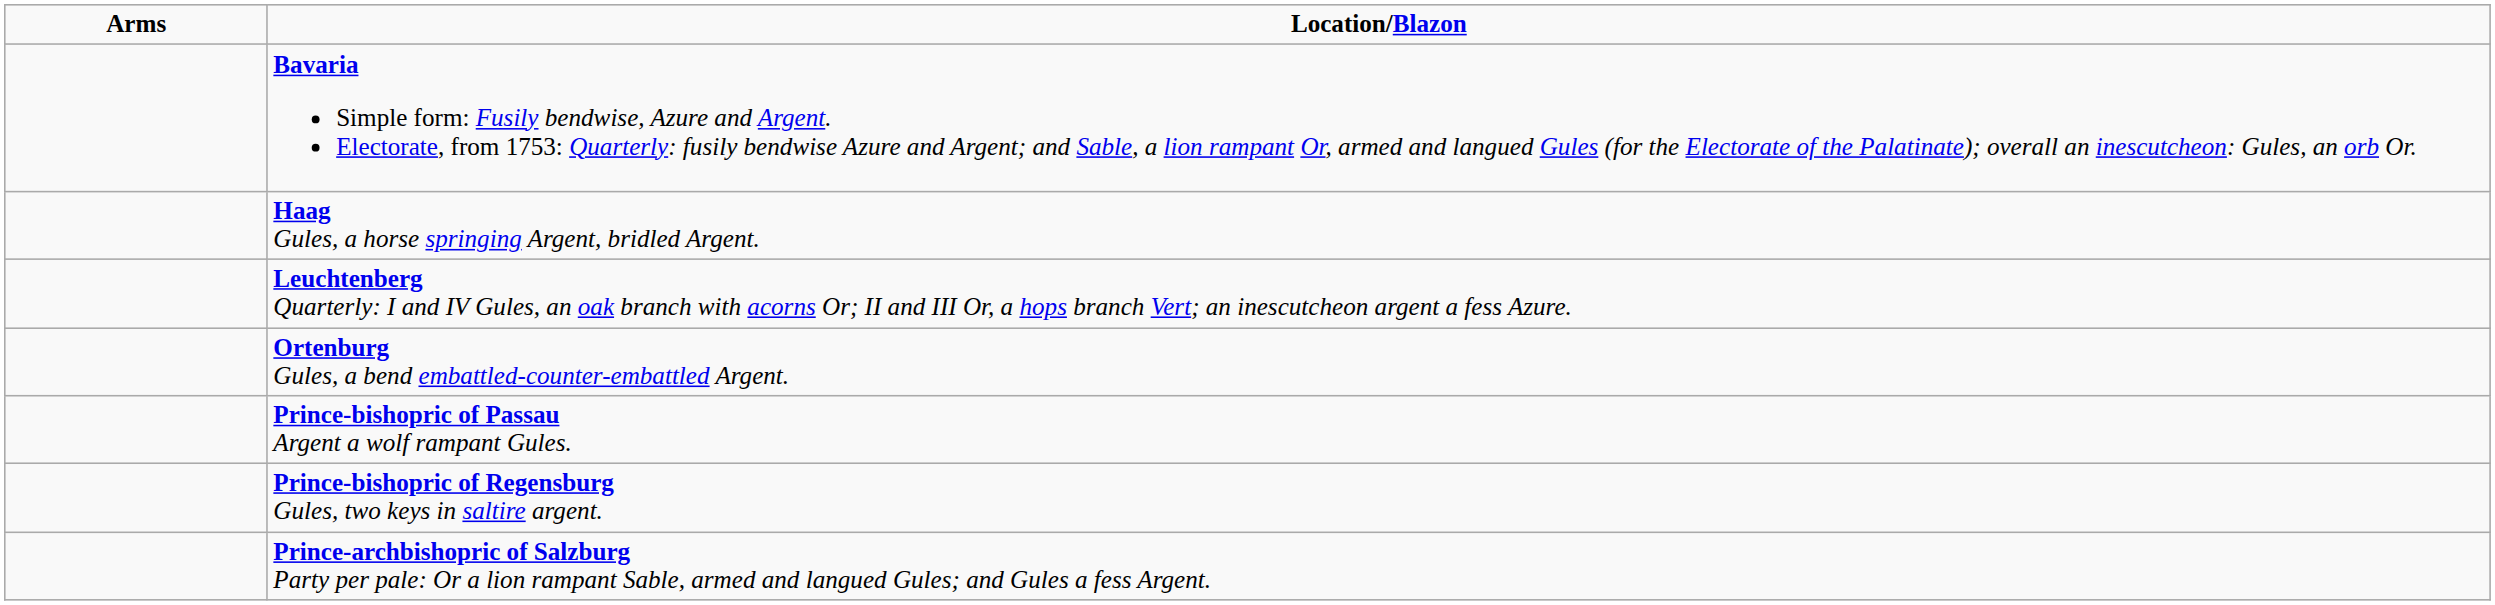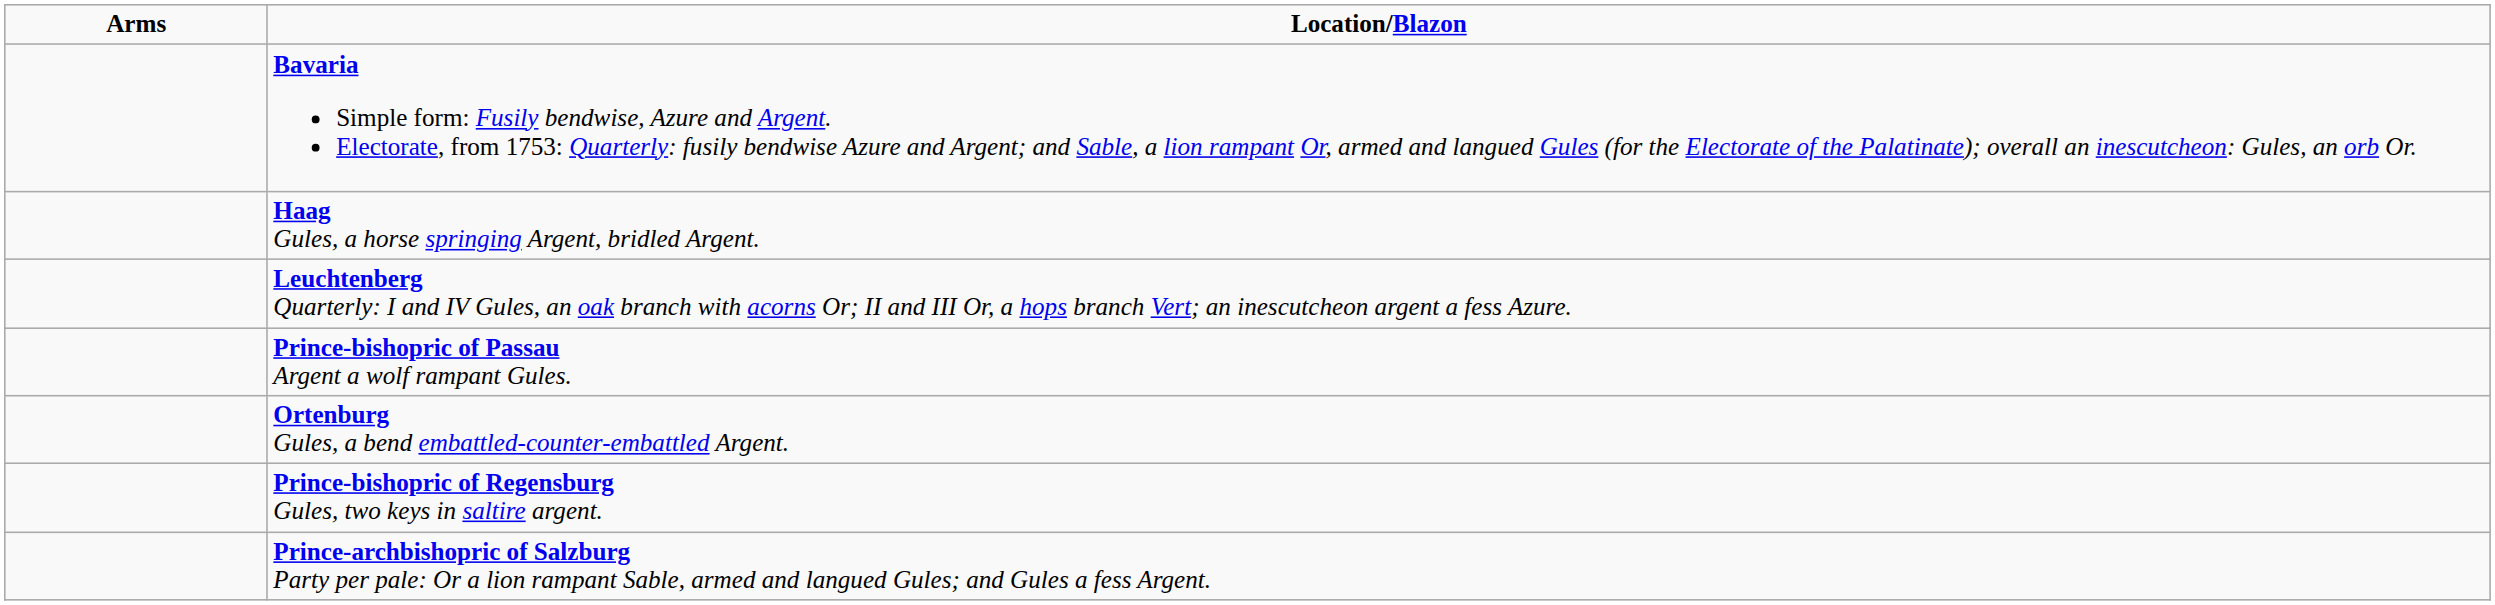rows swapped: (531, 361) <-> (423, 429)
